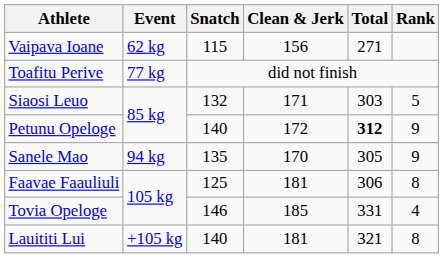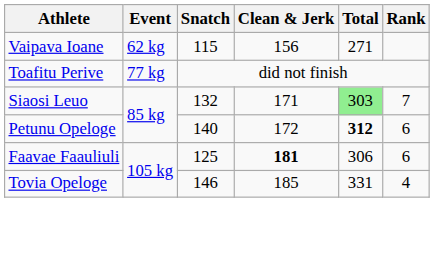(370, 101) no background -> (360, 101) lightgreen background
(415, 101) 5 -> (406, 101) 7
(415, 128) 9 -> (406, 128) 6
- row: (48, 156)
(296, 183) normal -> (286, 156) bold
(415, 183) 8 -> (406, 156) 6
- row: (47, 239)
